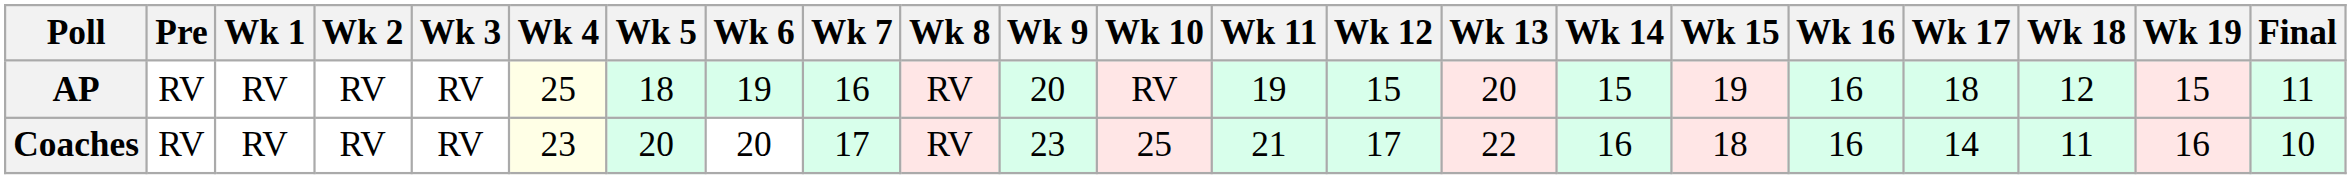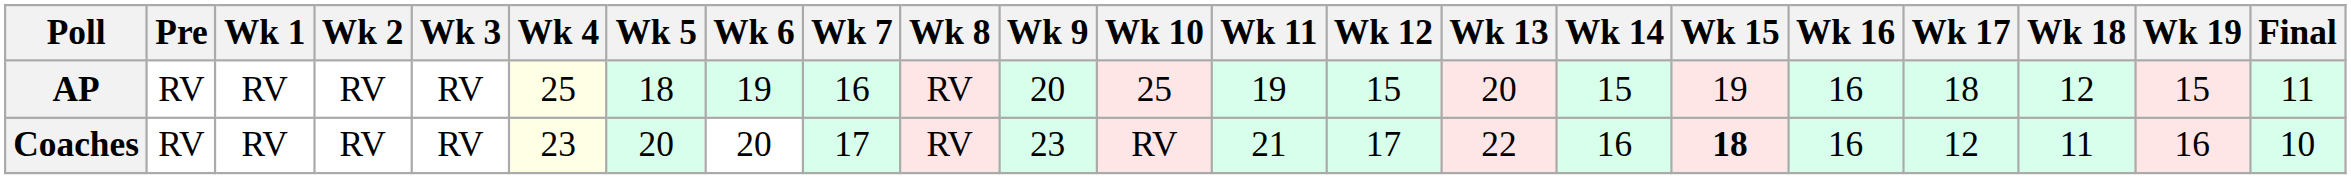(1154, 88) RV -> (1154, 88) 25
(1154, 144) 25 -> (1154, 144) RV
(1730, 144) normal -> (1730, 144) bold
(1961, 144) 14 -> (1961, 144) 12
